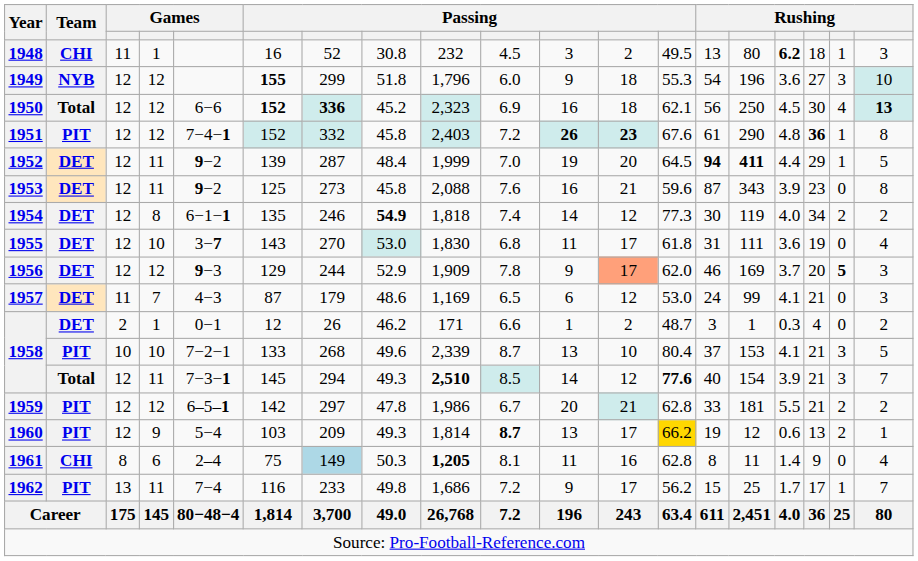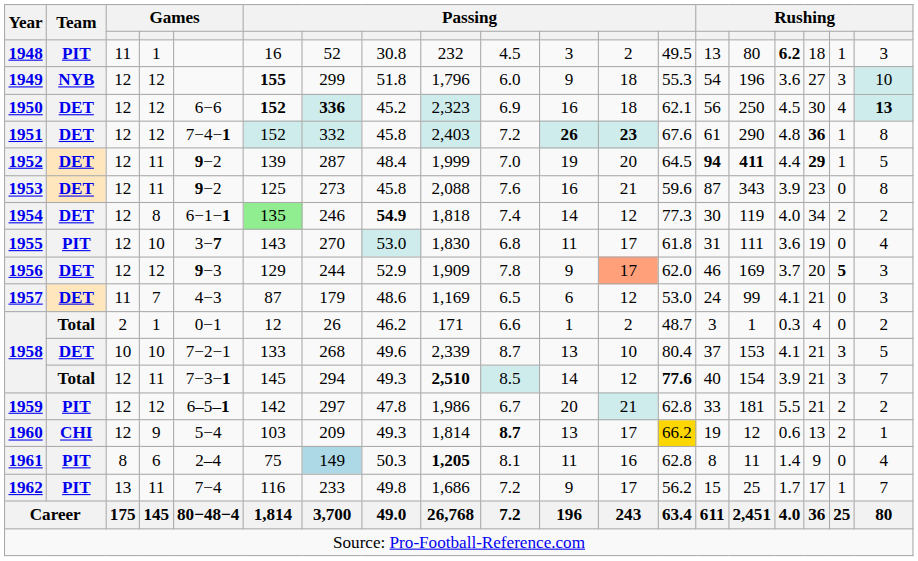(76, 53) CHI -> (76, 53) PIT
(76, 107) Total -> (76, 107) DET
(76, 134) PIT -> (76, 134) DET
(817, 161) normal -> (817, 161) bold
(273, 216) no background -> (273, 216) lightgreen background
(76, 243) DET -> (76, 243) PIT
(76, 324) DET -> (76, 324) Total
(76, 351) PIT -> (76, 351) DET
(76, 433) PIT -> (76, 433) CHI
(76, 460) CHI -> (76, 460) PIT
